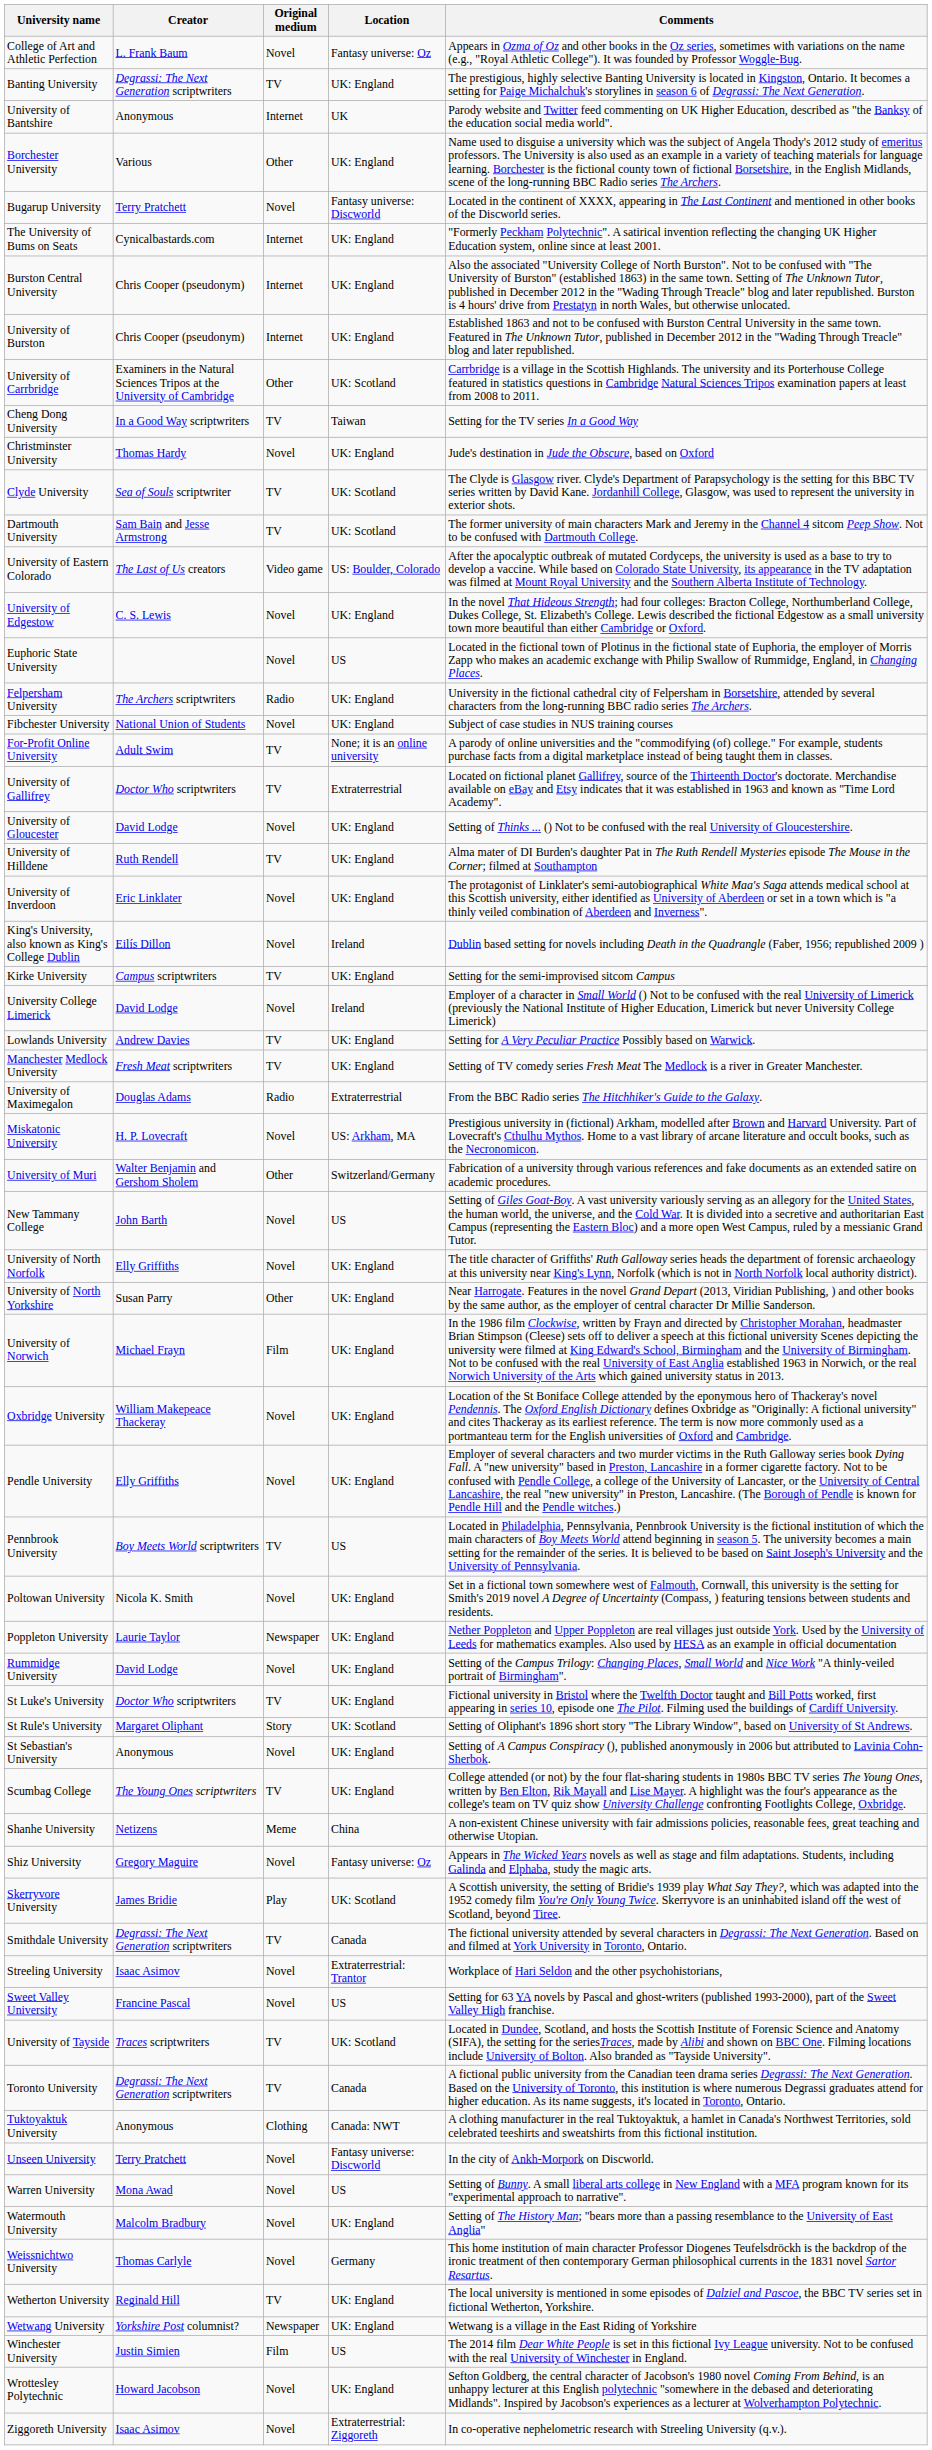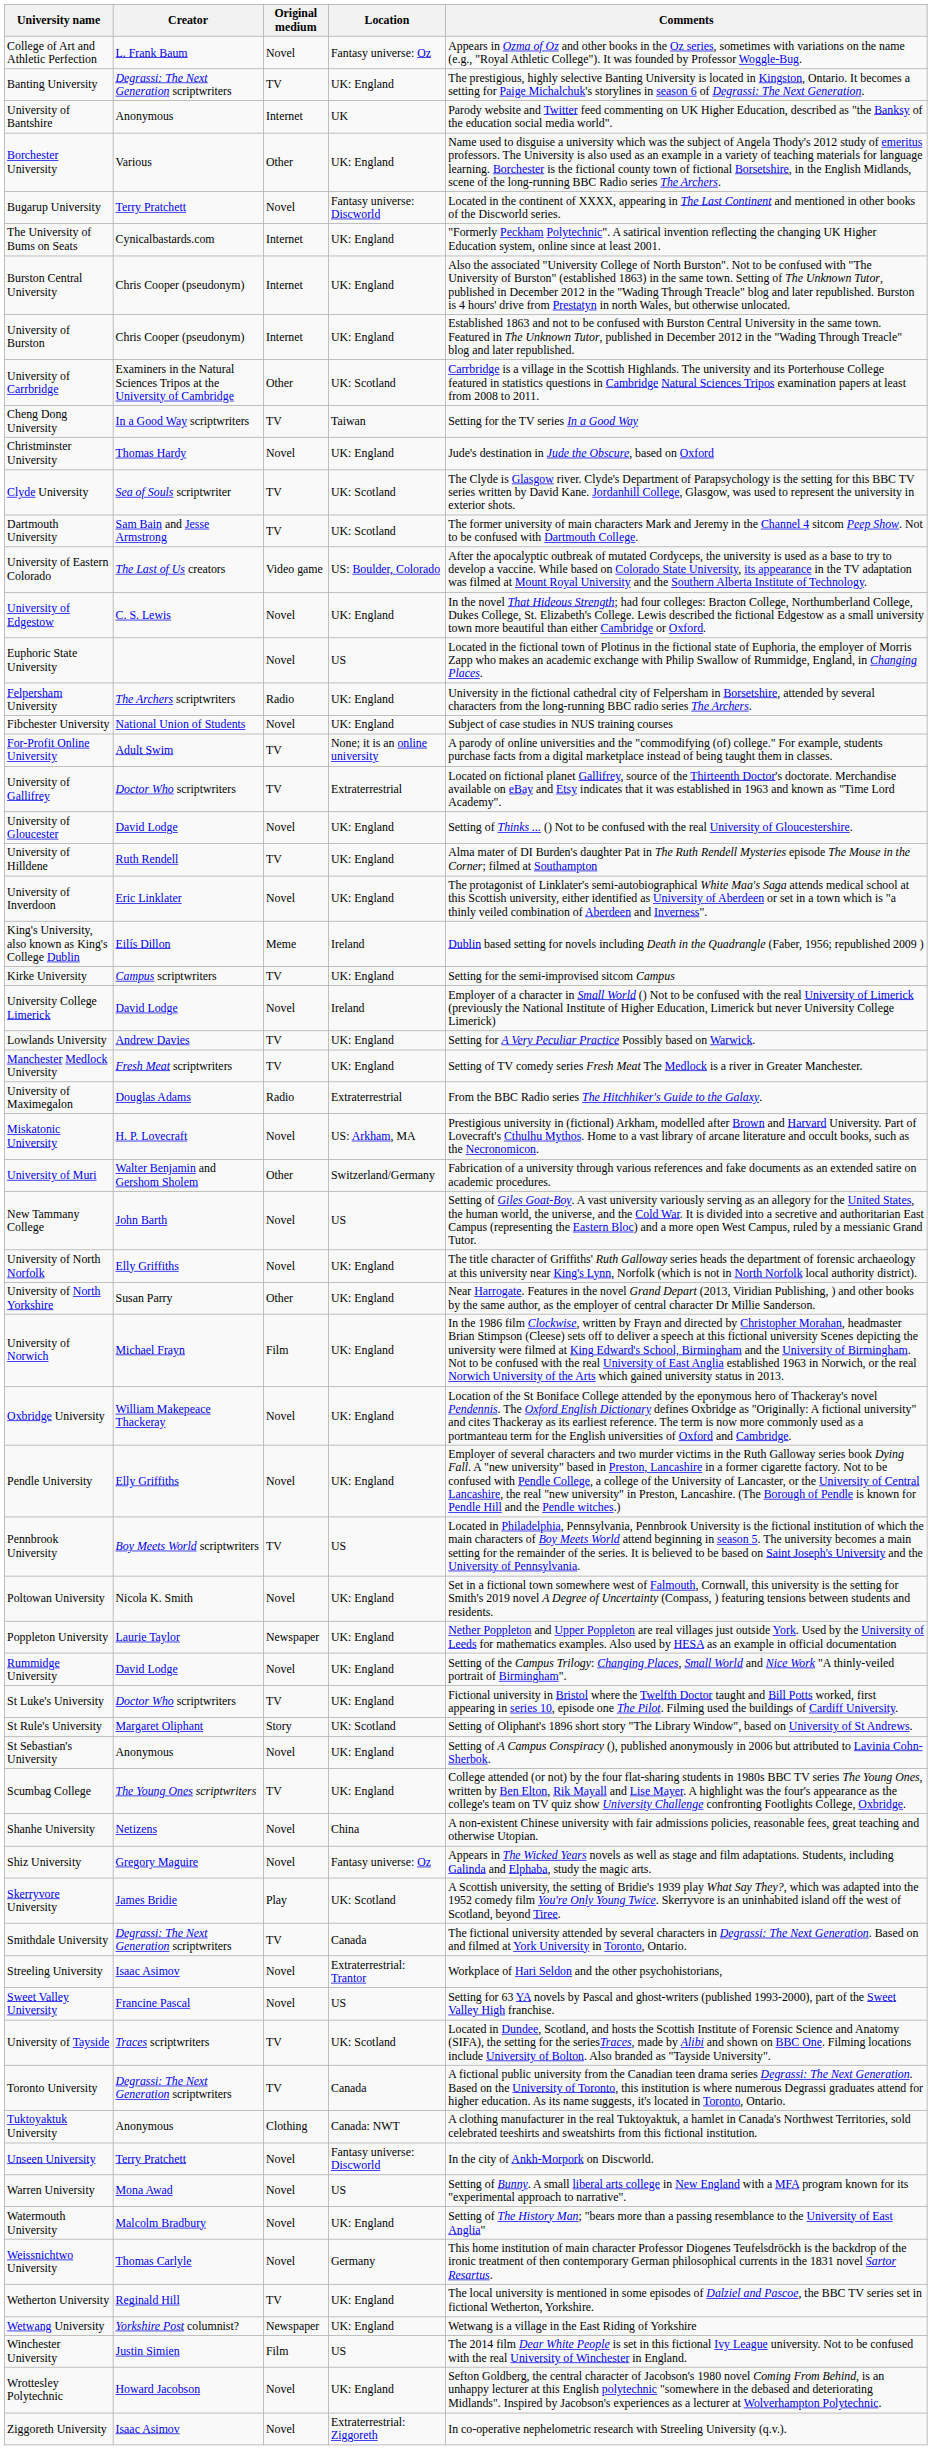(280, 944) Novel -> (281, 944) Meme
(281, 1830) Meme -> (280, 1830) Novel
